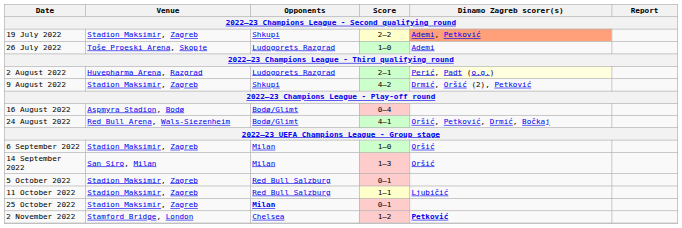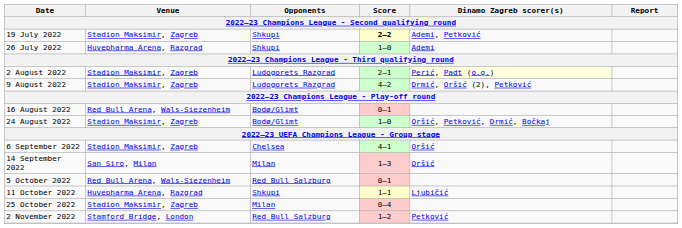(385, 36) normal -> (385, 36) bold
(446, 36) lightsalmon background -> (446, 36) no background
(147, 48) Toše Proeski Arena, Skopje -> (145, 48) Huvepharma Arena, Razgrad
(294, 48) Ludogorets Razgrad -> (266, 48) Shkupi
(145, 73) Huvepharma Arena, Razgrad -> (143, 73) Stadion Maksimir, Zagreb
(266, 85) Shkupi -> (294, 85) Ludogorets Razgrad
(136, 110) Aspmyra Stadion, Bodø -> (159, 110) Red Bull Arena, Wals-Siezenheim
(385, 110) 0–4 -> (385, 110) 0–1
(159, 122) Red Bull Arena, Wals-Siezenheim -> (143, 122) Stadion Maksimir, Zagreb
(385, 122) 4–1 -> (385, 122) 1–0
(264, 147) Milan -> (268, 147) Chelsea
(385, 147) 1–0 -> (385, 147) 4–1
(143, 180) Stadion Maksimir, Zagreb -> (159, 180) Red Bull Arena, Wals-Siezenheim
(143, 193) Stadion Maksimir, Zagreb -> (145, 193) Huvepharma Arena, Razgrad
(291, 193) Red Bull Salzburg -> (266, 193) Shkupi
(264, 205) bold -> (264, 205) normal
(385, 205) 0–1 -> (385, 205) 0–4
(268, 217) Chelsea -> (291, 217) Red Bull Salzburg
(430, 217) bold -> (430, 217) normal
